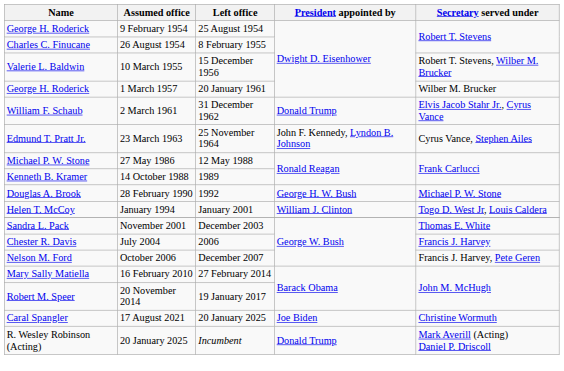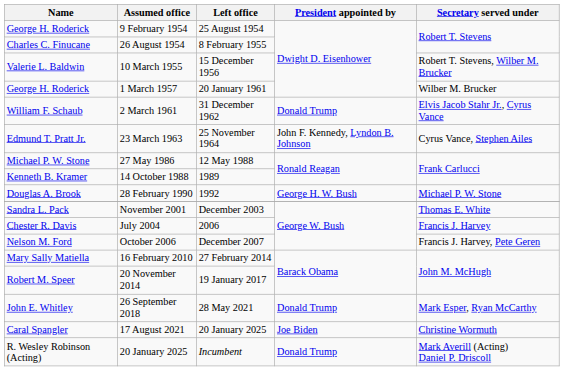- row: (147, 209)
+ row: (148, 308)
